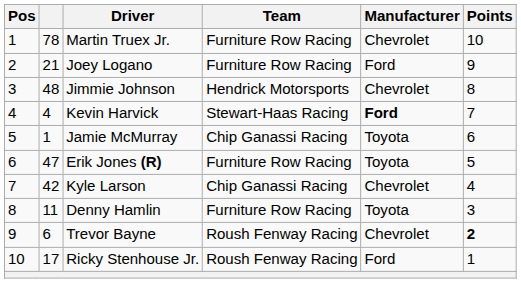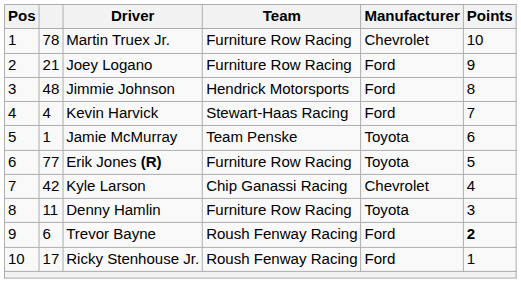(397, 89) Chevrolet -> (380, 89) Ford
(381, 113) bold -> (380, 113) normal
(277, 137) Chip Ganassi Racing -> (252, 137) Team Penske
(51, 161) 47 -> (51, 161) 77
(397, 234) Chevrolet -> (380, 234) Ford
